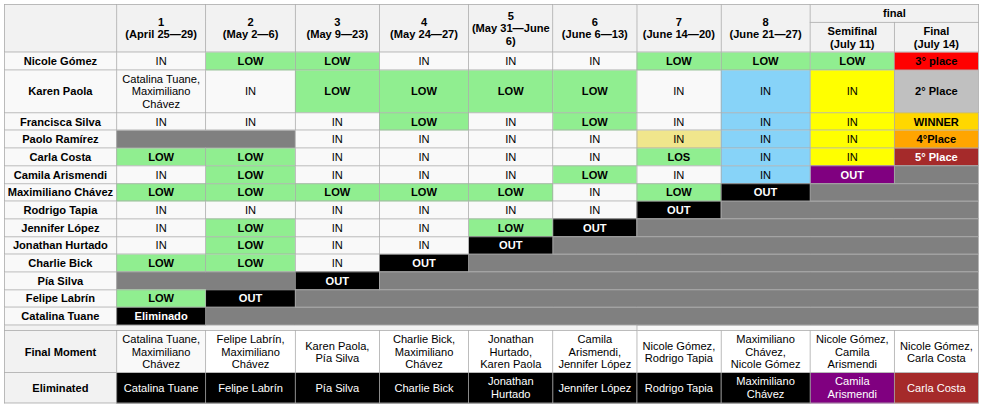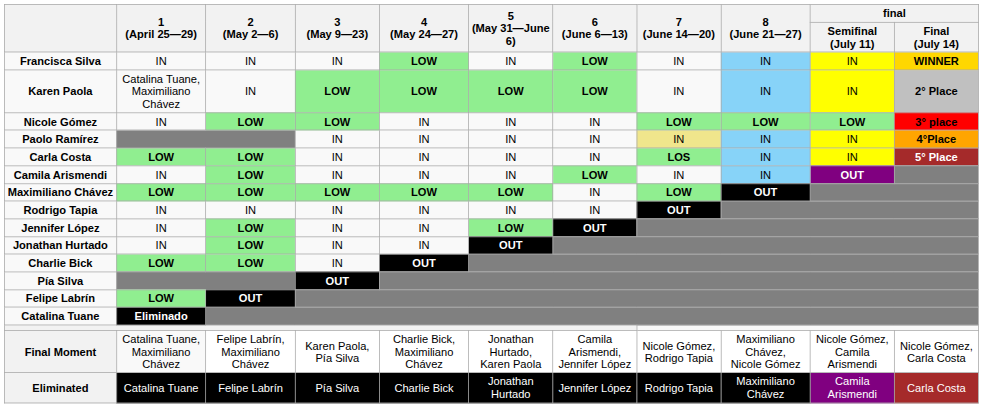rows swapped: (60, 122) <-> (60, 61)
